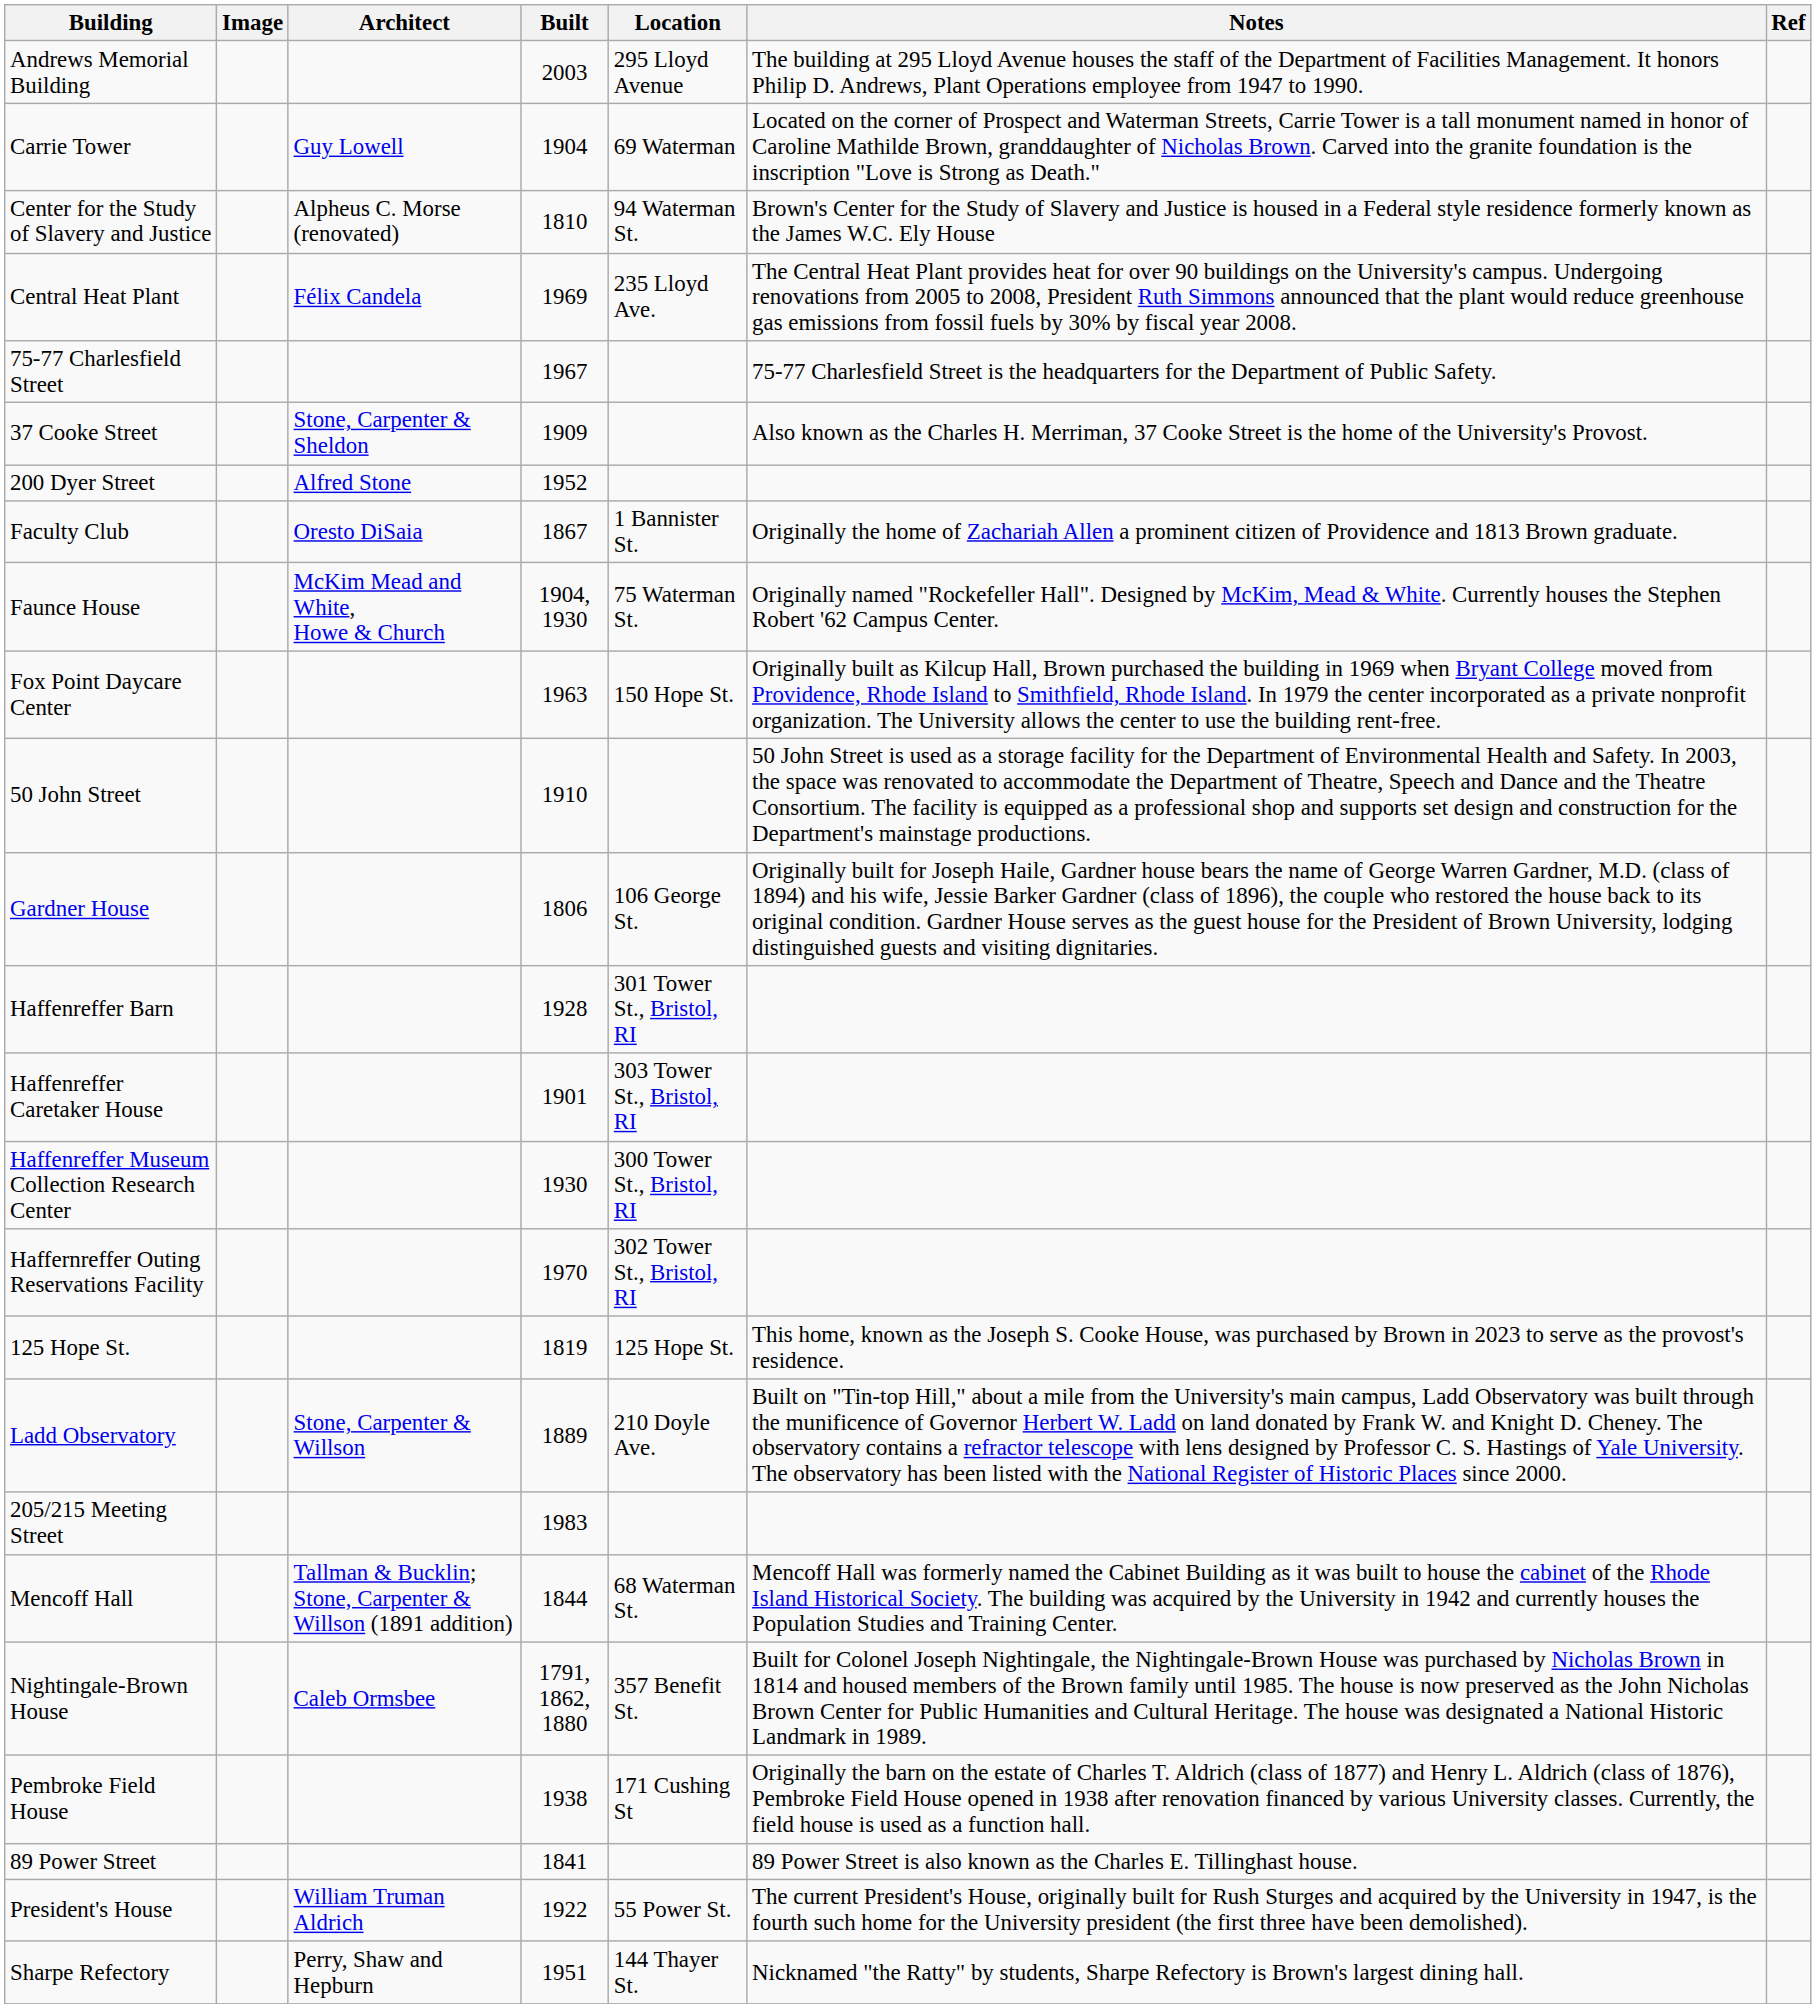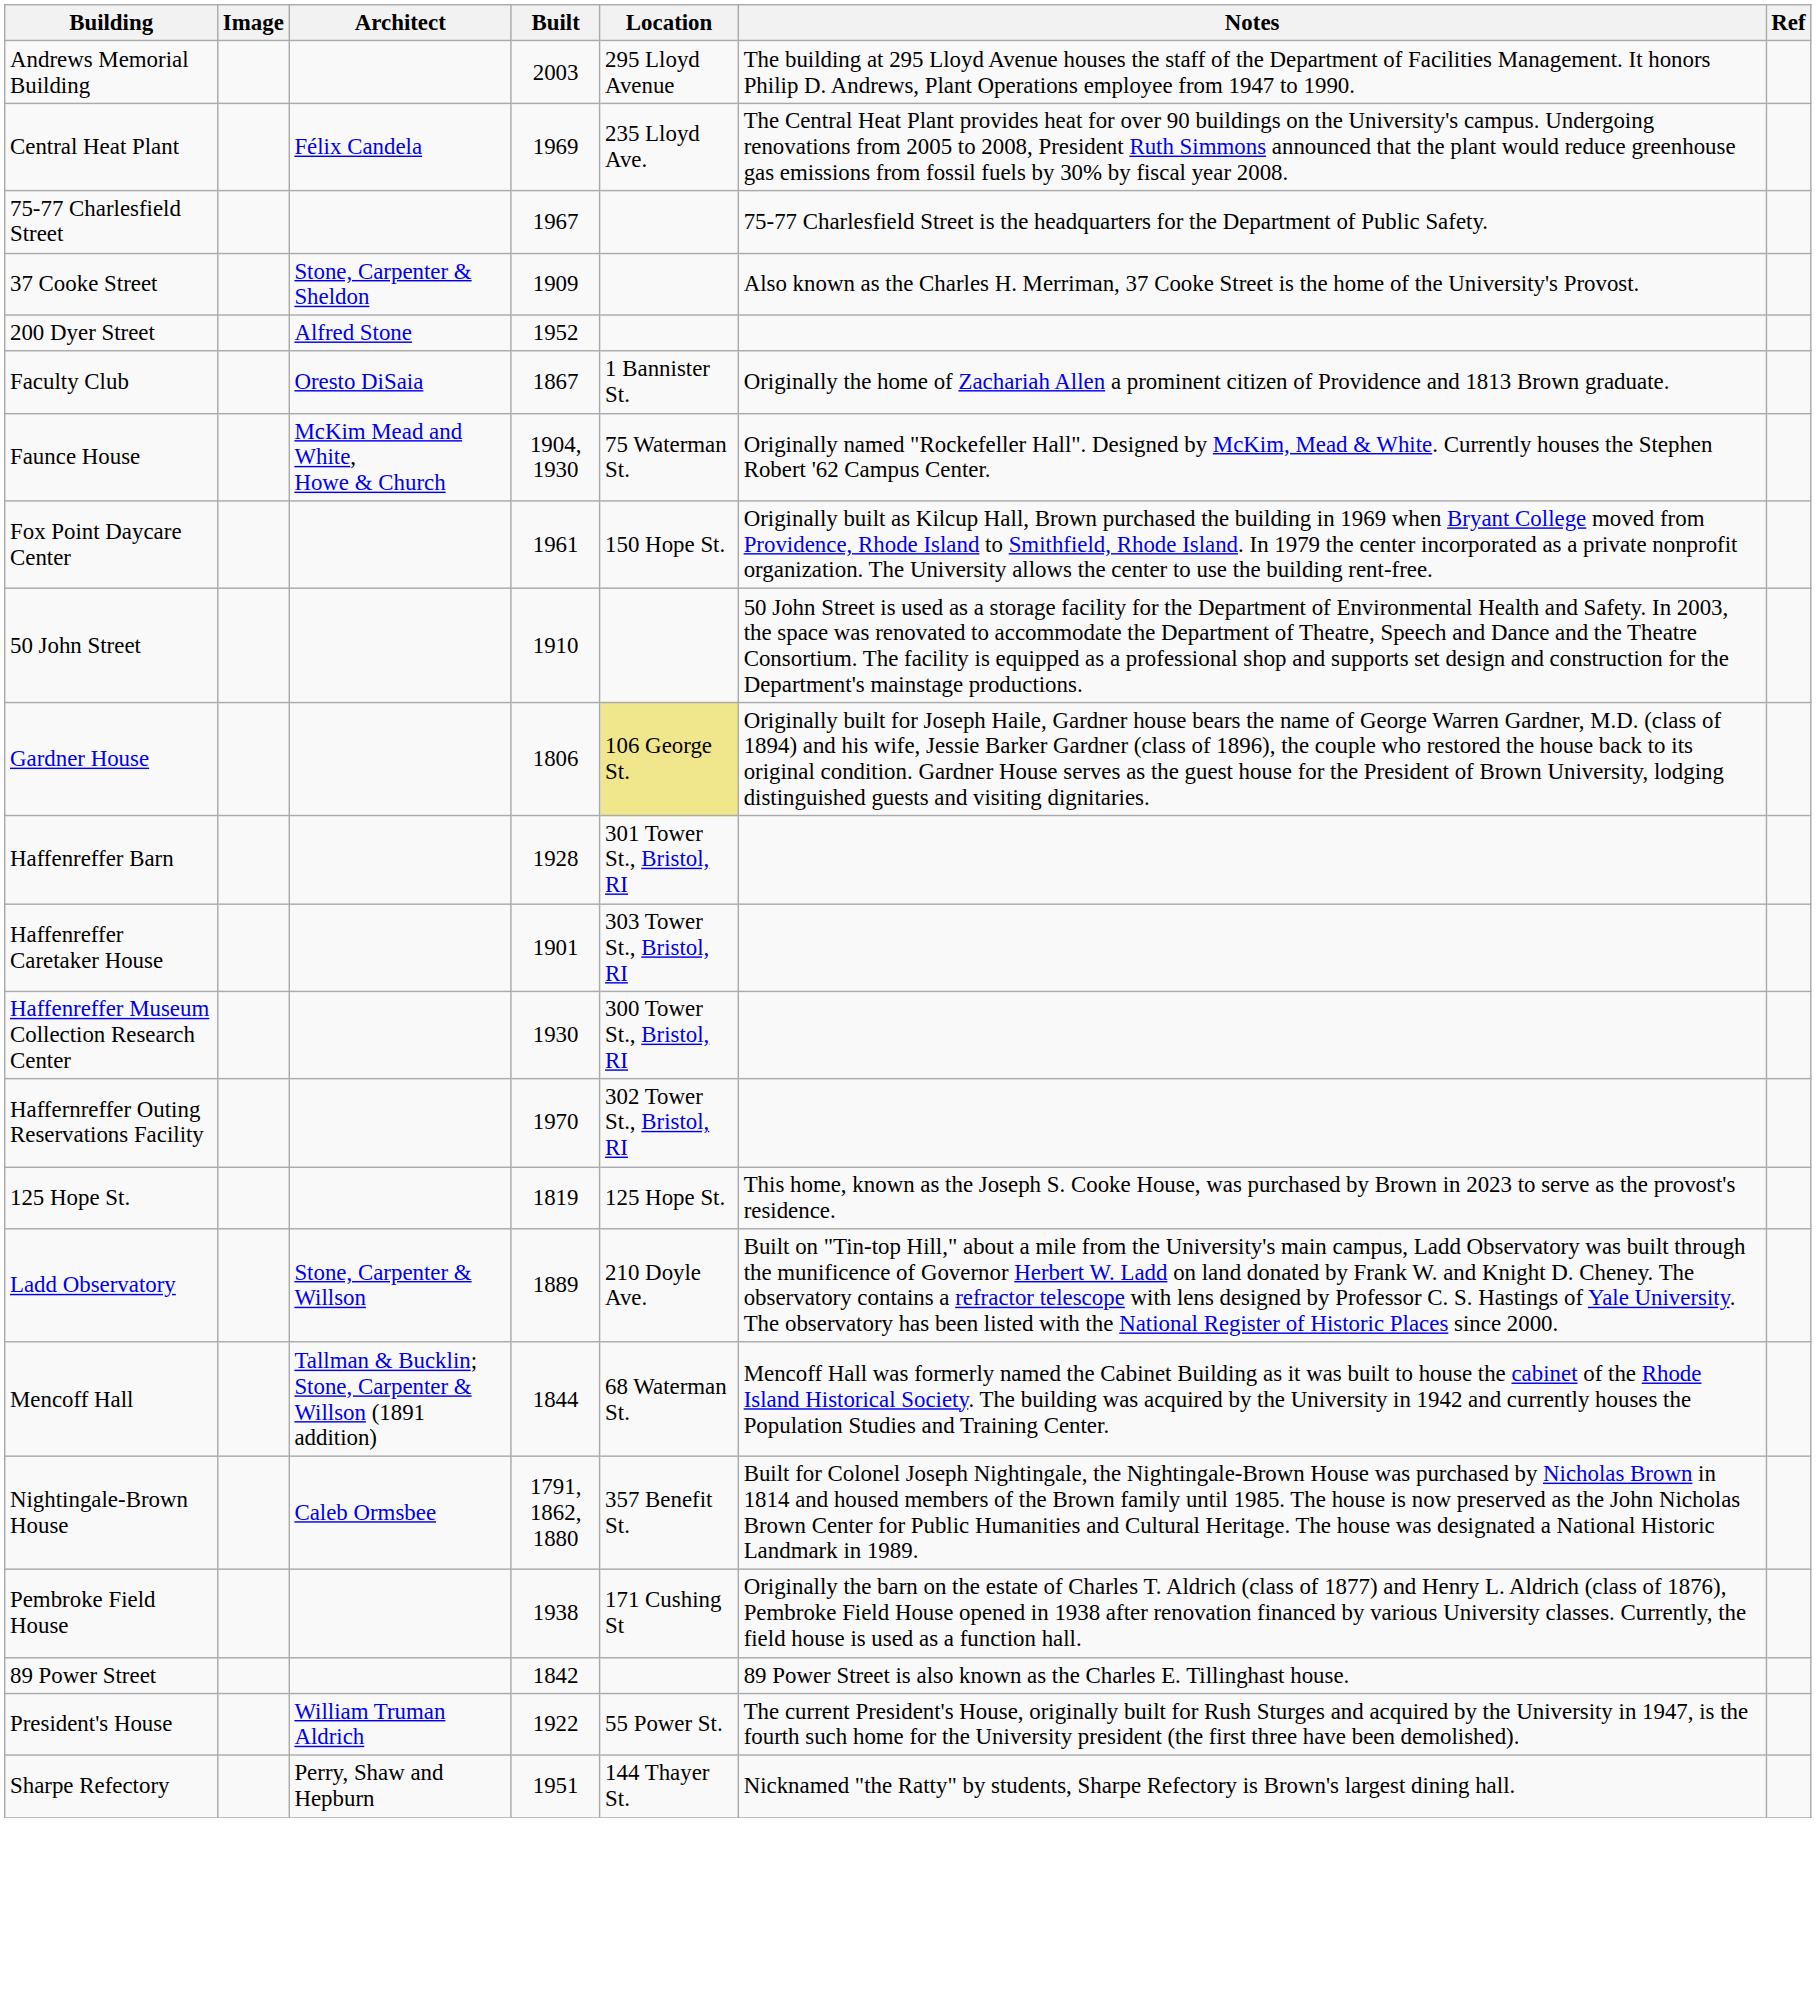- row: (70, 146)
- row: (111, 221)
(565, 694) 1963 -> (556, 544) 1961
(667, 908) no background -> (659, 758) khaki background
- row: (88, 1522)
(565, 1861) 1841 -> (556, 1675) 1842
